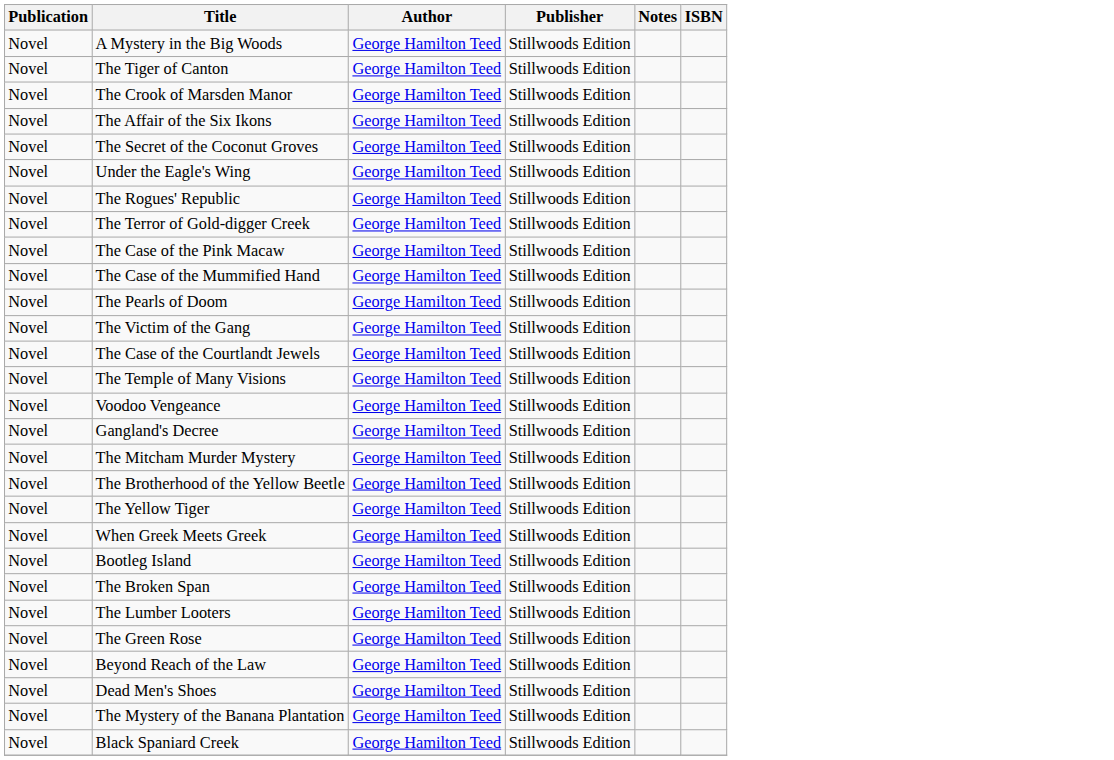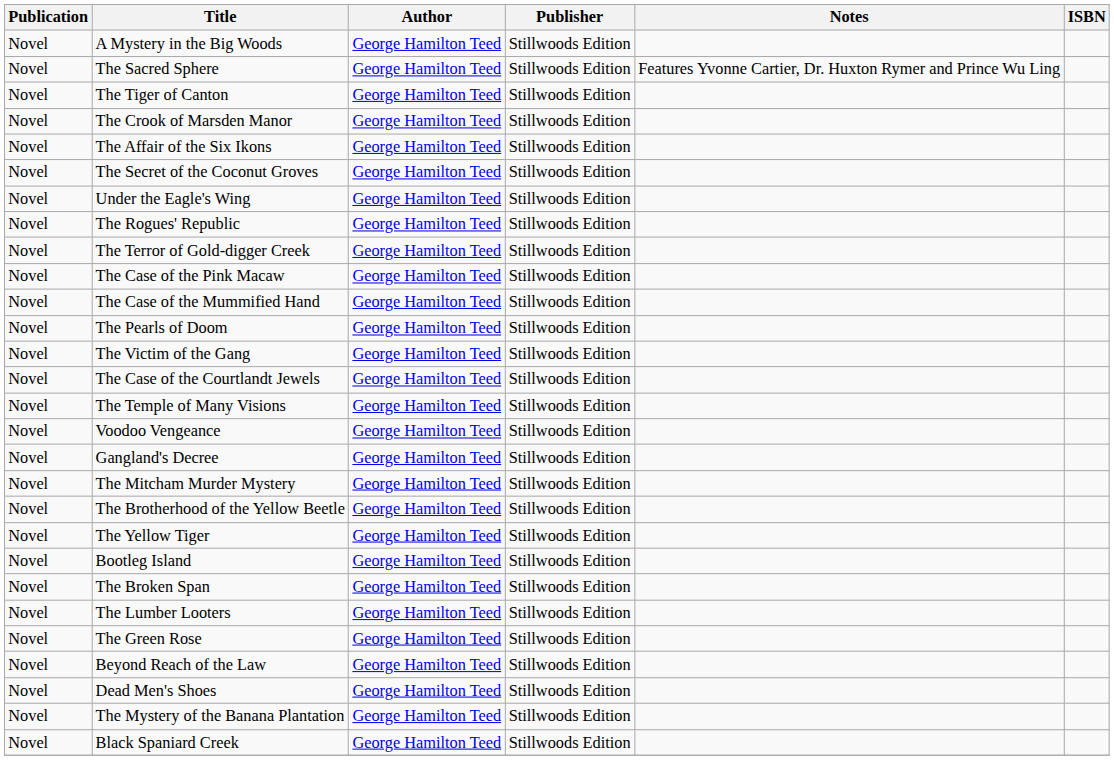+ row: (157, 69)
- row: (181, 535)
